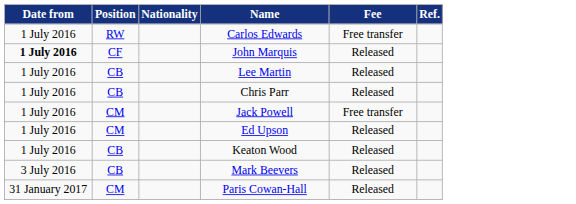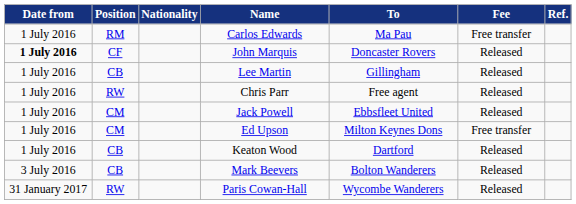+ column: (393, 14)
(115, 34) RW -> (115, 34) RM
(115, 92) CB -> (115, 92) RW
(373, 112) Free transfer -> (501, 112) Released
(373, 131) Released -> (501, 131) Free transfer
(115, 189) CM -> (115, 189) RW
